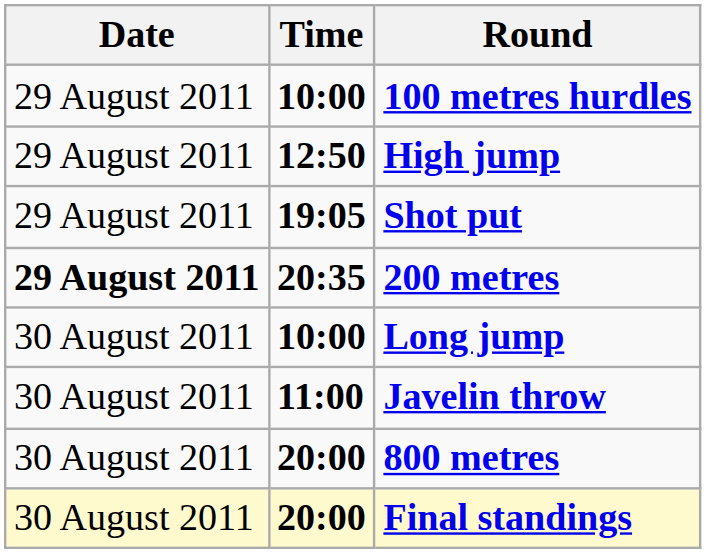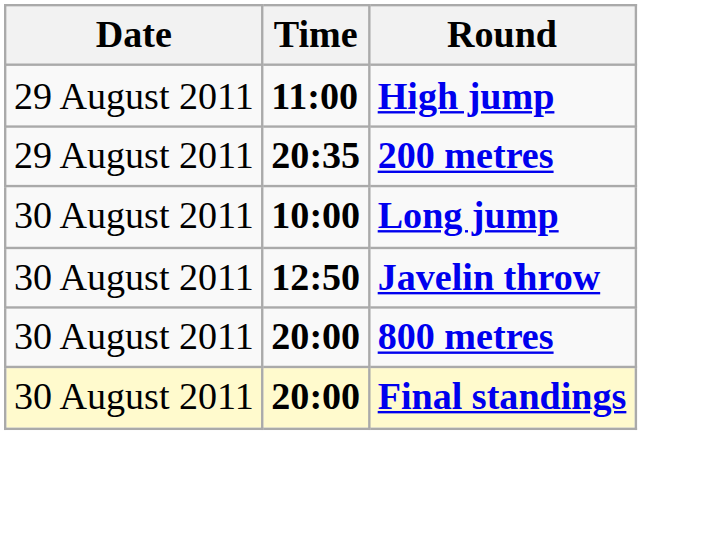- row: (537, 95)
(321, 155) 12:50 -> (315, 95) 11:00
- row: (453, 215)
(137, 276) bold -> (134, 155) normal
(320, 397) 11:00 -> (316, 276) 12:50
